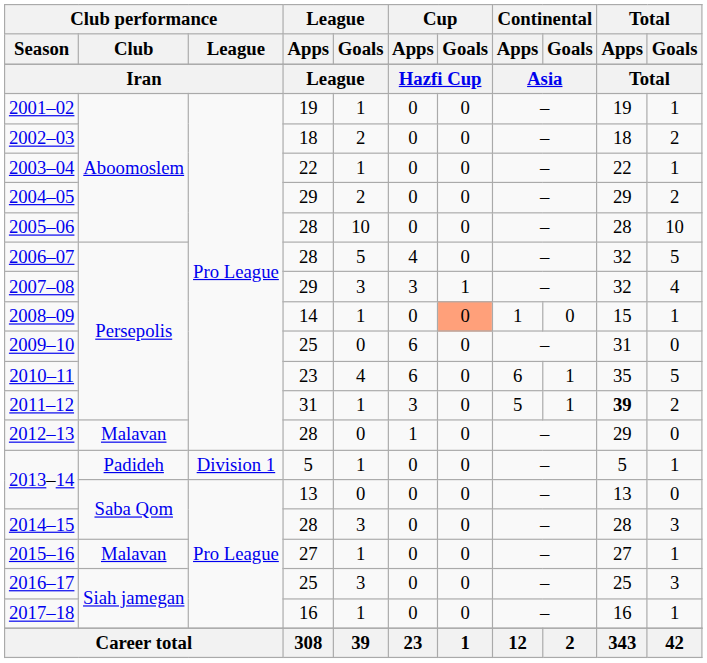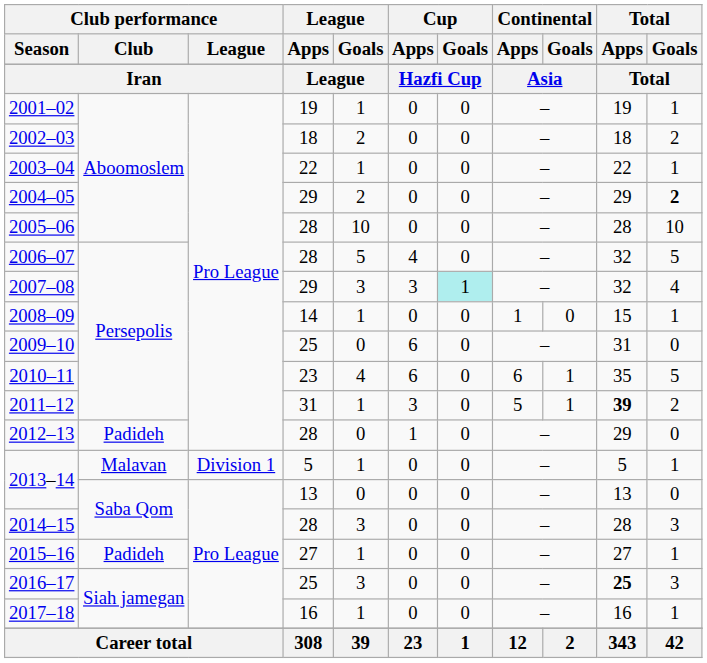(675, 197) normal -> (675, 197) bold
(465, 286) no background -> (465, 286) paleturquoise background
(465, 316) lightsalmon background -> (465, 316) no background
(134, 434) Malavan -> (134, 434) Padideh
(134, 464) Padideh -> (134, 464) Malavan
(134, 553) Malavan -> (134, 553) Padideh
(622, 583) normal -> (622, 583) bold
